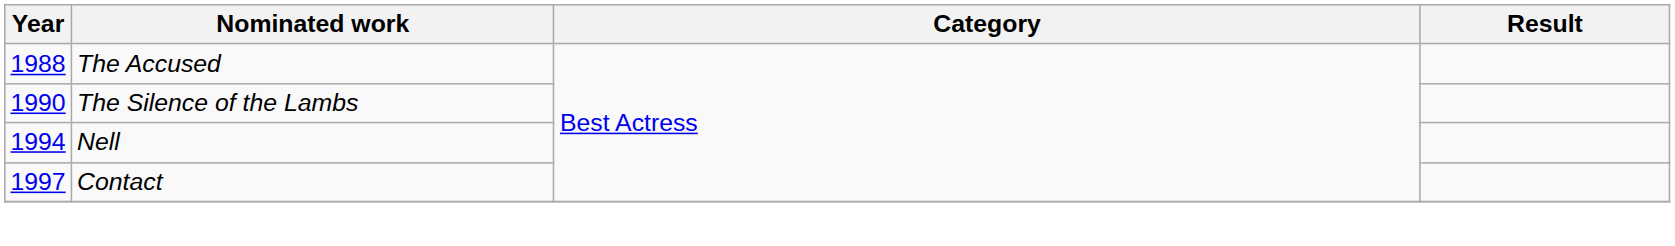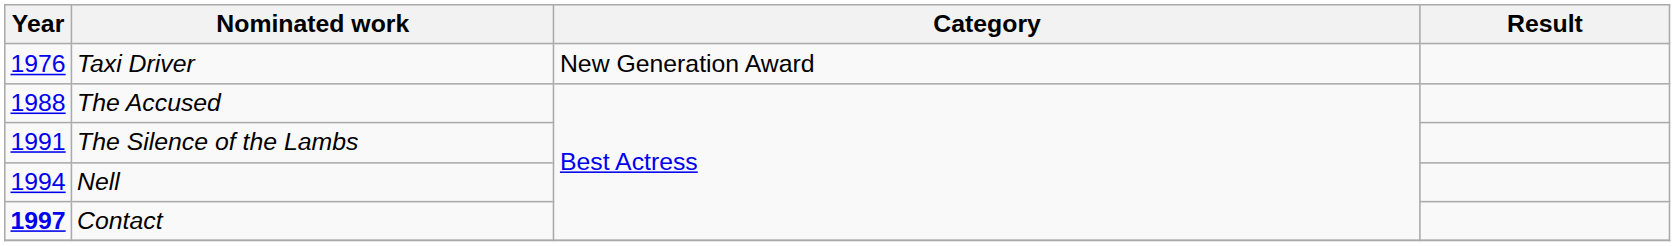+ row: (136, 63)
(38, 102) 1990 -> (38, 142) 1991
(38, 181) normal -> (38, 220) bold
